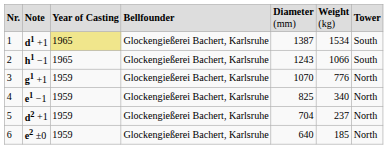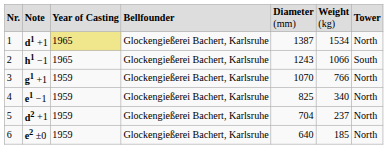(366, 41) South -> (365, 41) North
(342, 78) 776 -> (342, 78) 766
